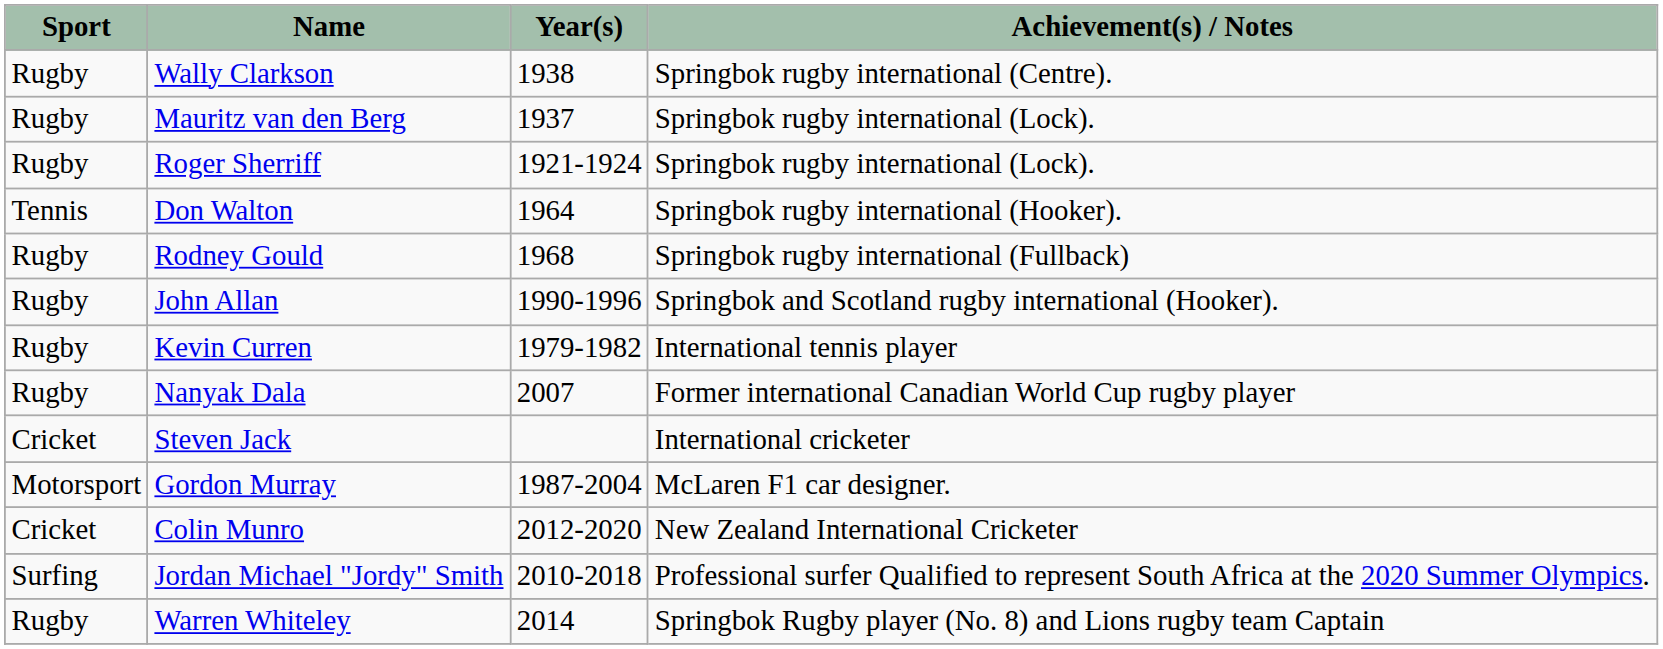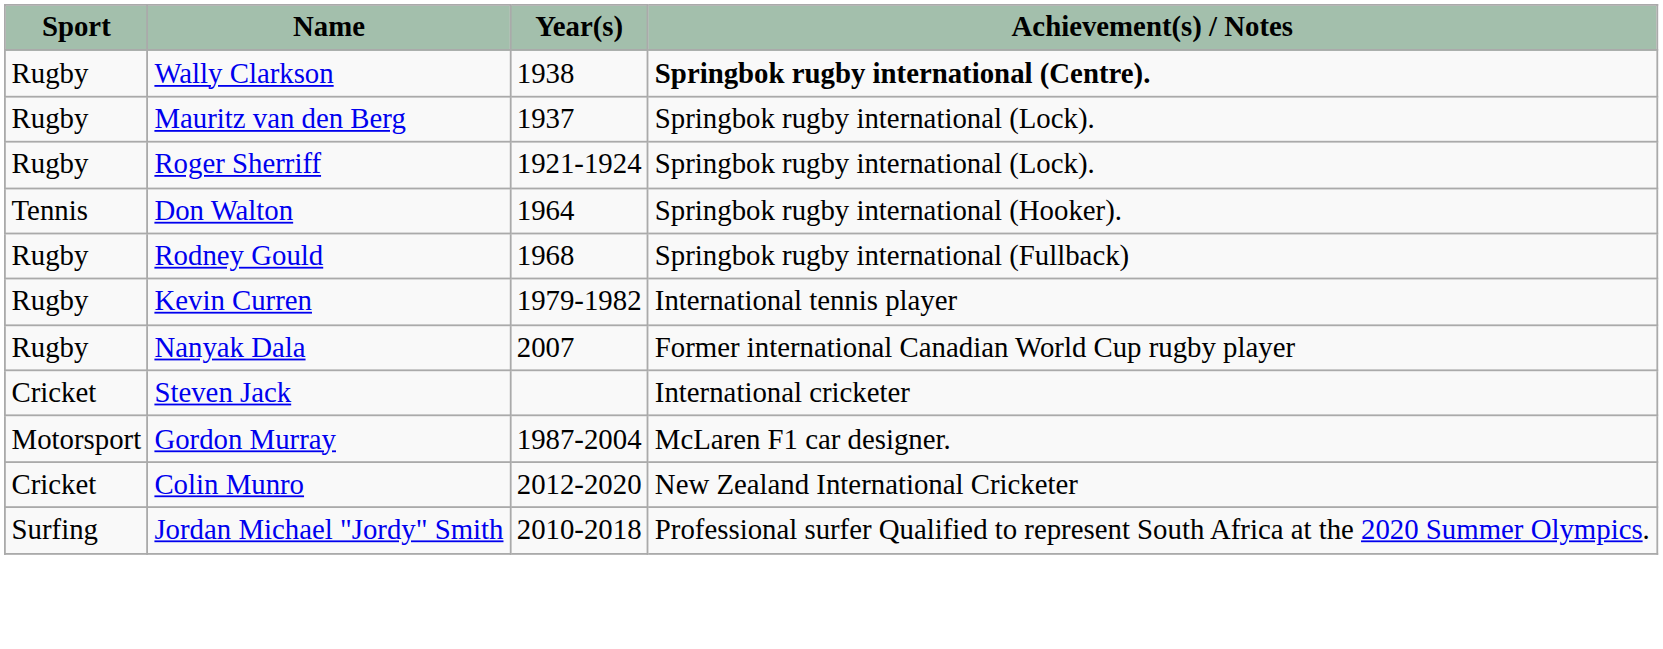(884, 73) normal -> (903, 73) bold
- row: (216, 301)
- row: (253, 621)
